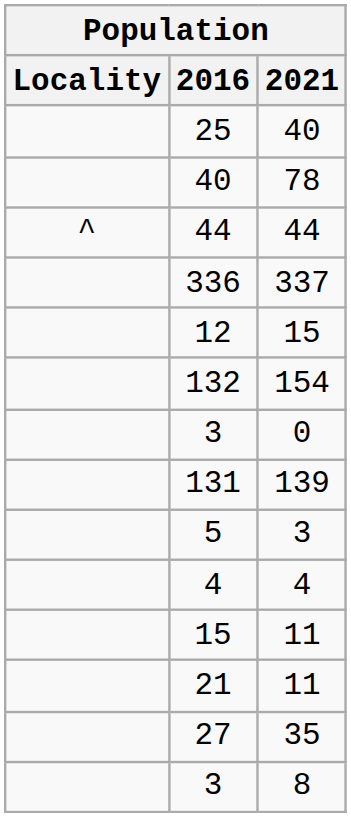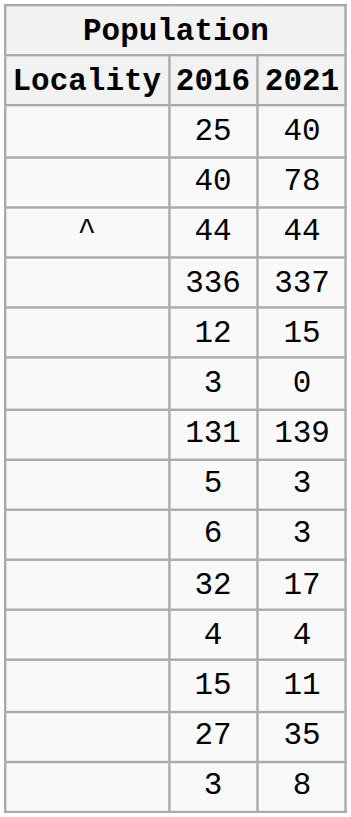- row: (213, 383)
+ row: (213, 535)
+ row: (213, 585)
- row: (213, 686)
